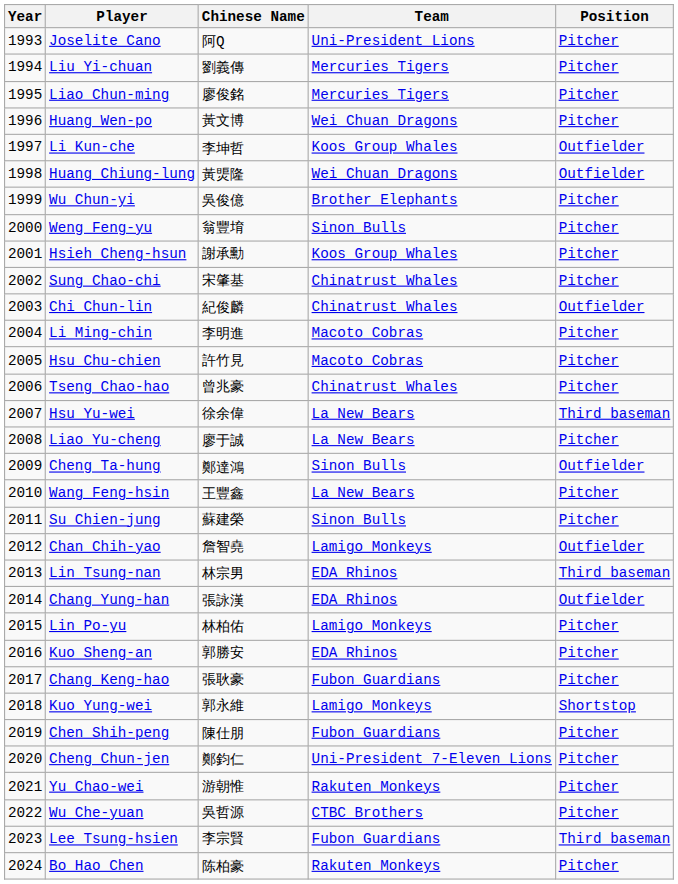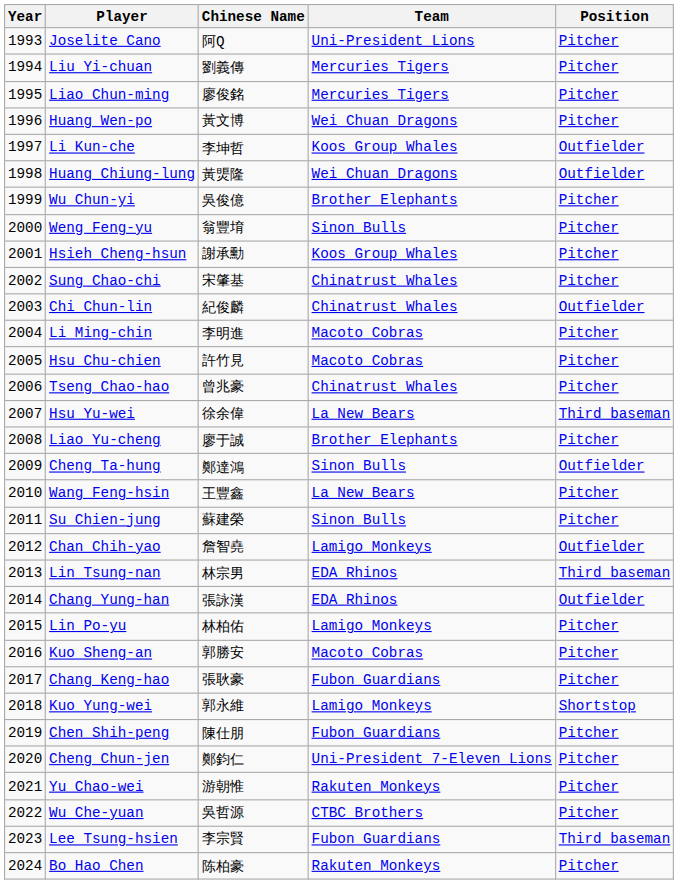(363, 440) La New Bears -> (385, 440) Brother Elephants
(354, 653) EDA Rhinos -> (367, 653) Macoto Cobras
